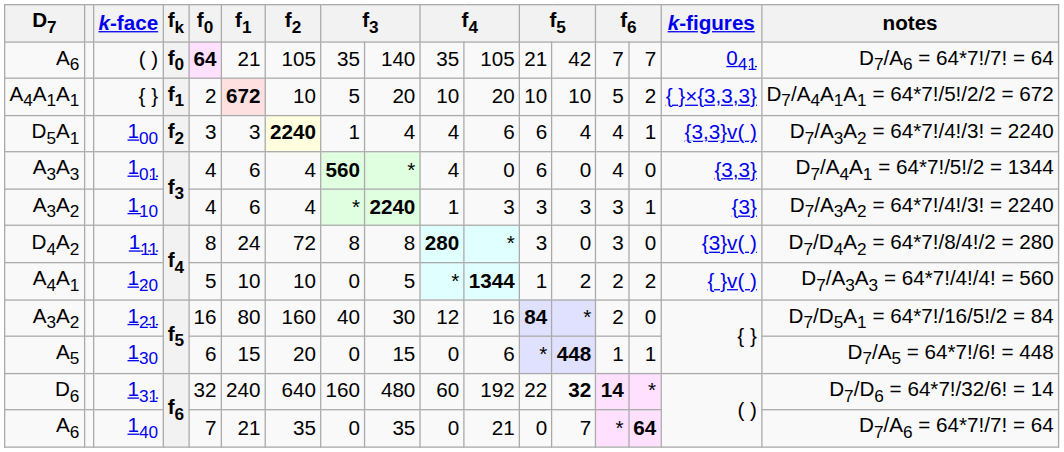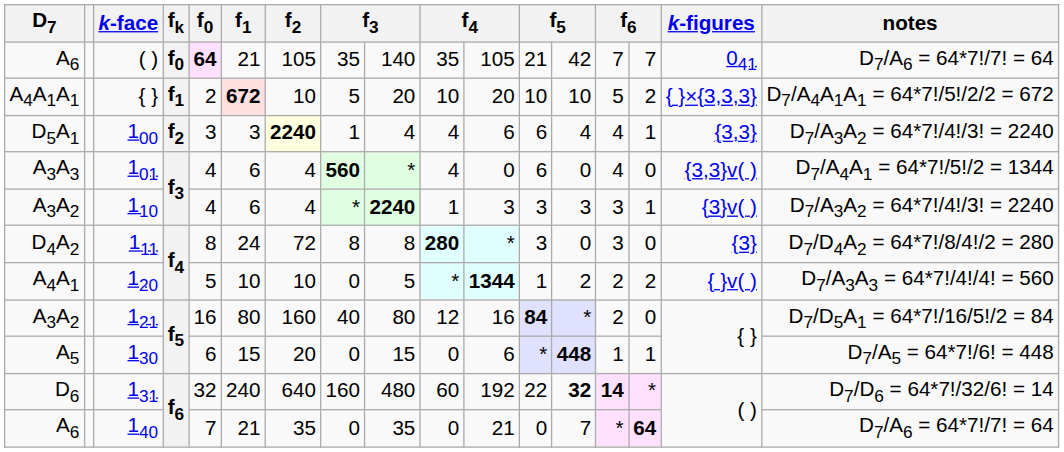(721, 133) {3,3}v( ) -> (736, 133) {3,3}
(736, 170) {3,3} -> (721, 170) {3,3}v( )
(744, 207) {3} -> (729, 207) {3}v( )
(729, 243) {3}v( ) -> (744, 243) {3}
(404, 317) 30 -> (404, 317) 80
